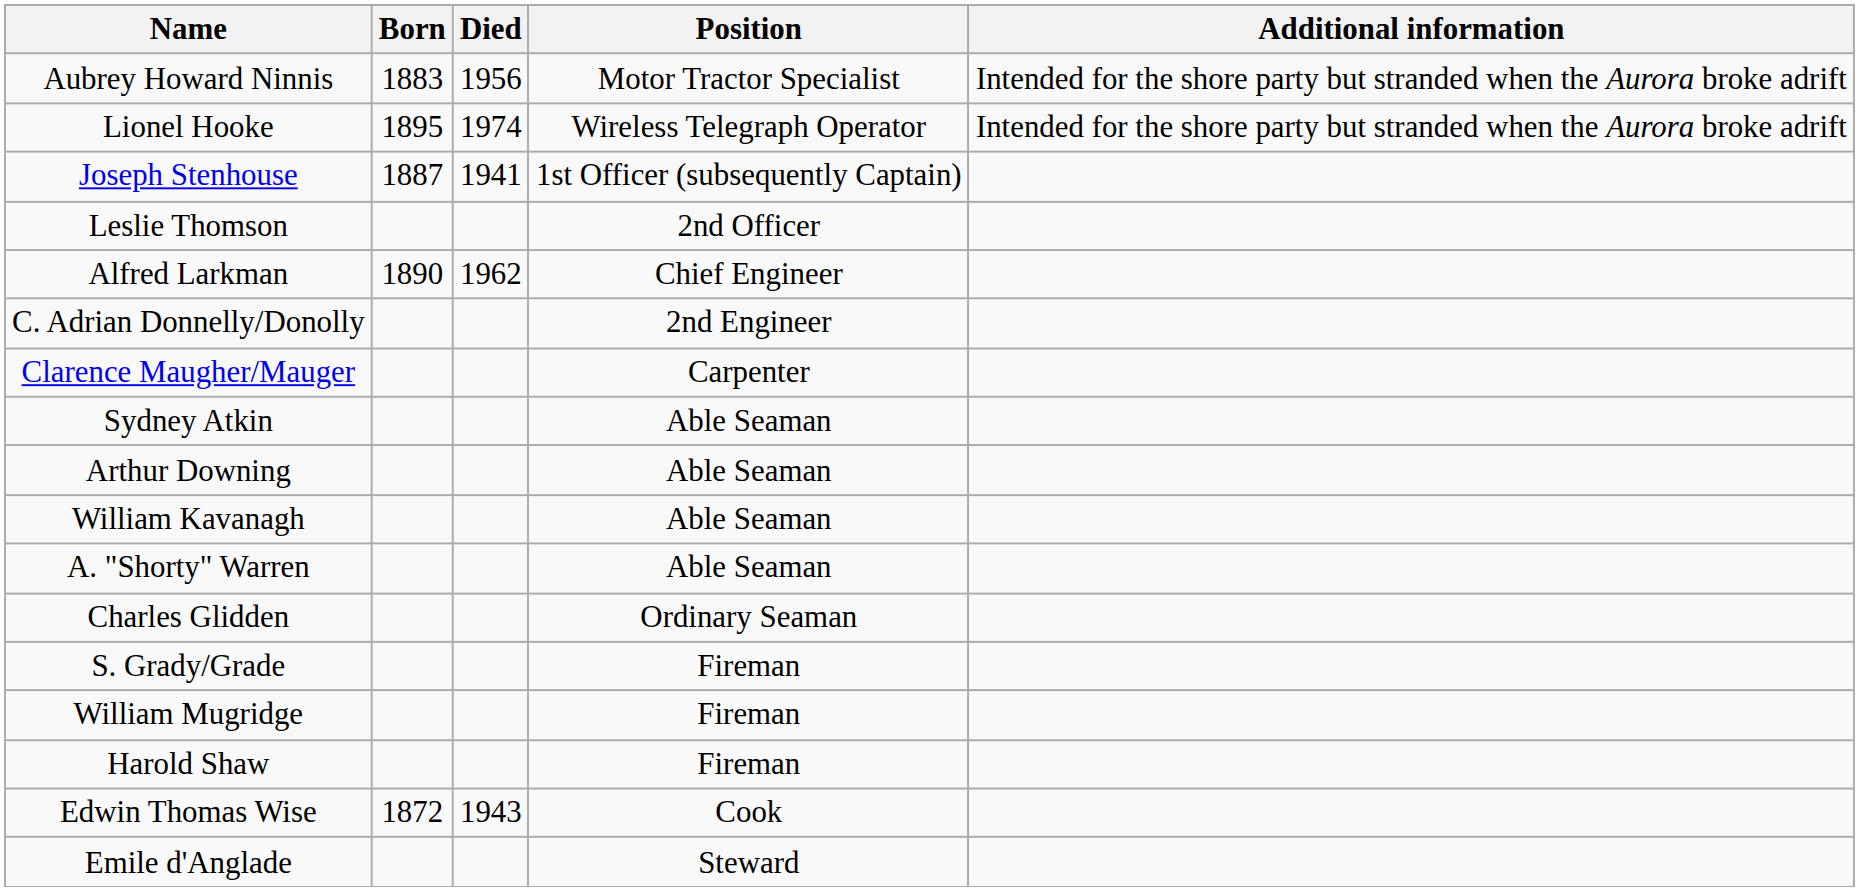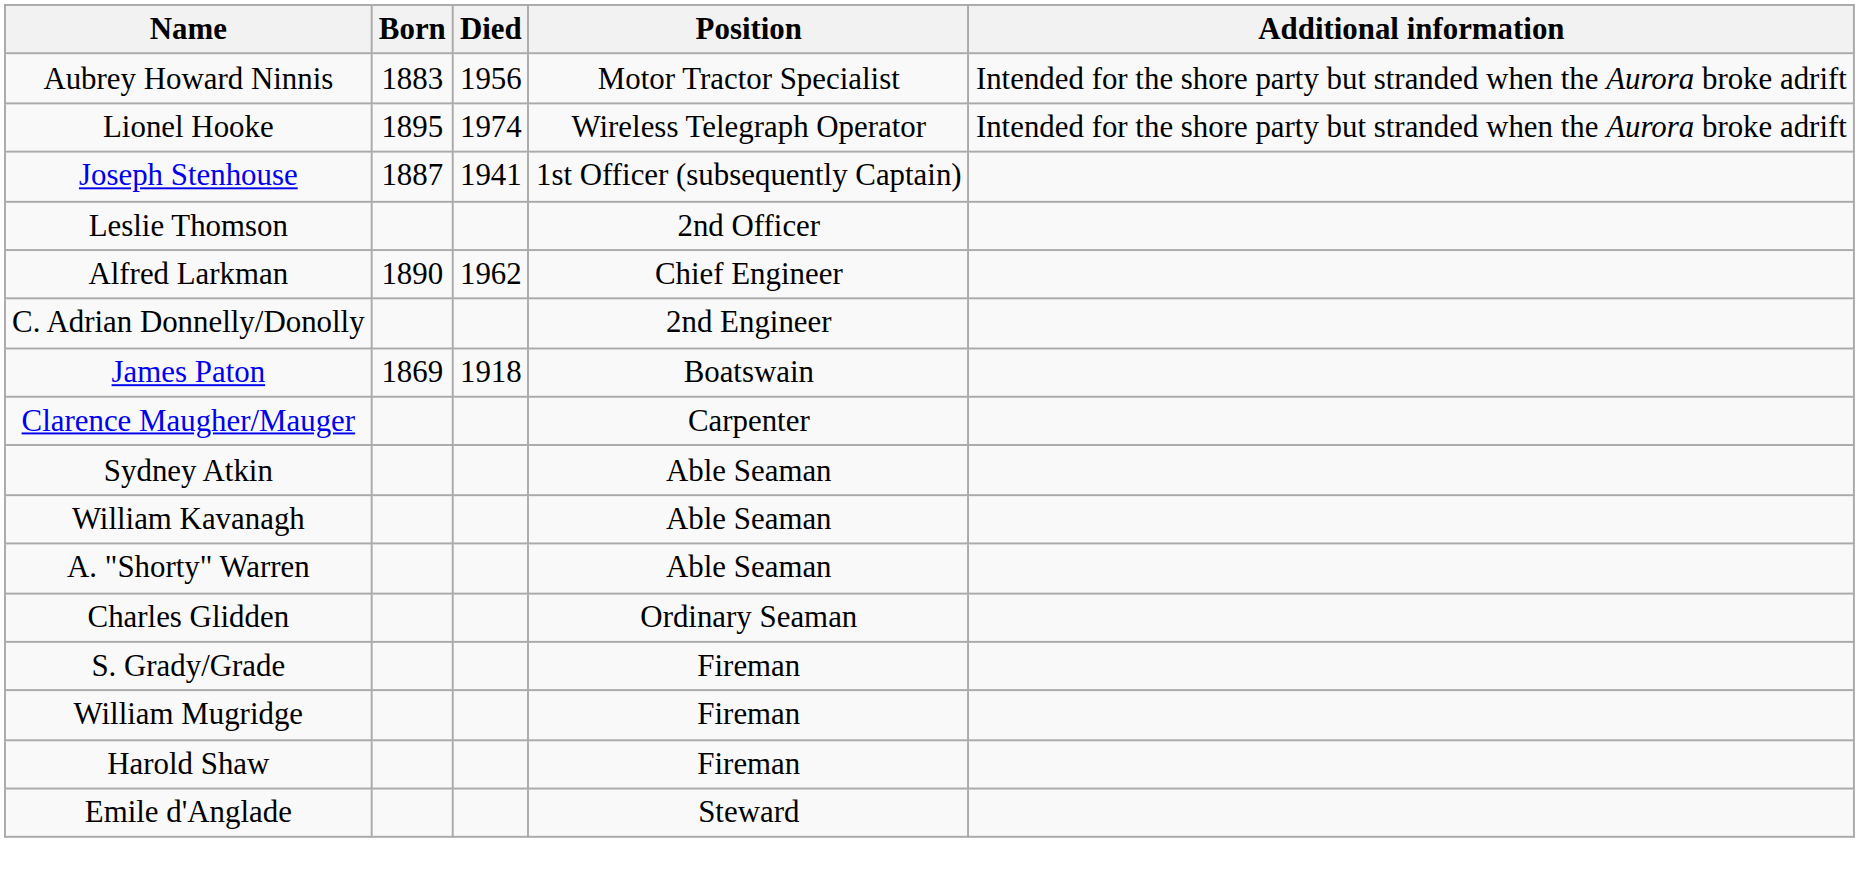+ row: (188, 371)
- row: (188, 469)
- row: (188, 812)
